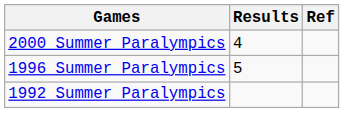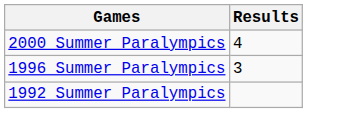- column: (321, 17)
(238, 69) 5 -> (238, 69) 3
